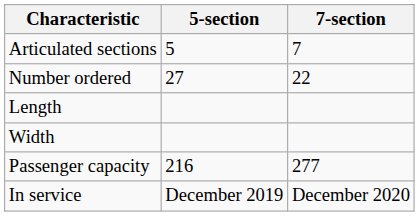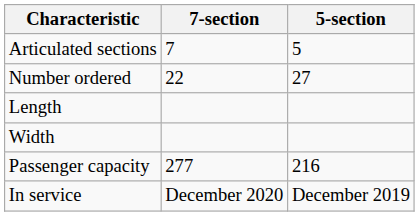columns swapped: (224, 19) <-> (351, 19)
